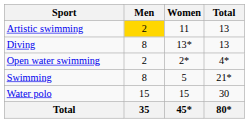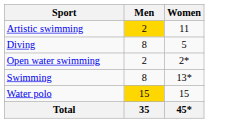- column: (224, 12)
(184, 45) 13* -> (184, 45) 5
(184, 77) 5 -> (184, 77) 13*
(144, 93) no background -> (144, 93) gold background
